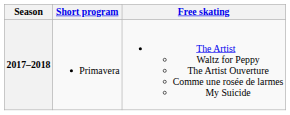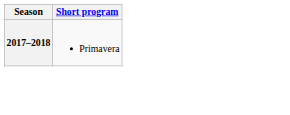- column: (204, 12)
